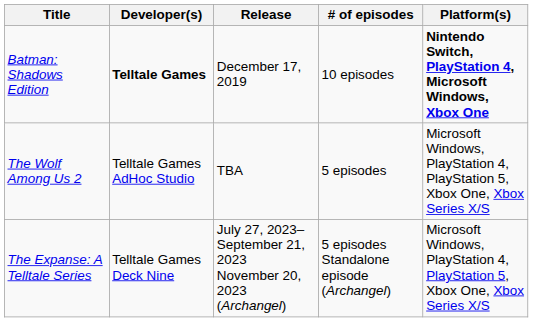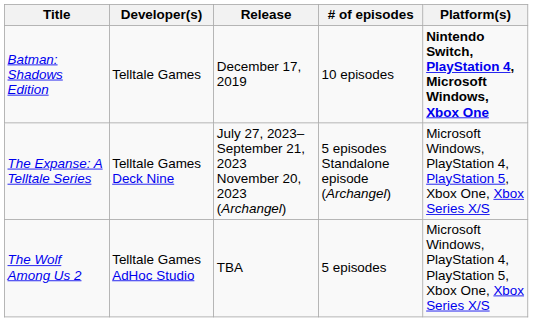(159, 74) bold -> (157, 74) normal
rows swapped: (55, 268) <-> (44, 171)
